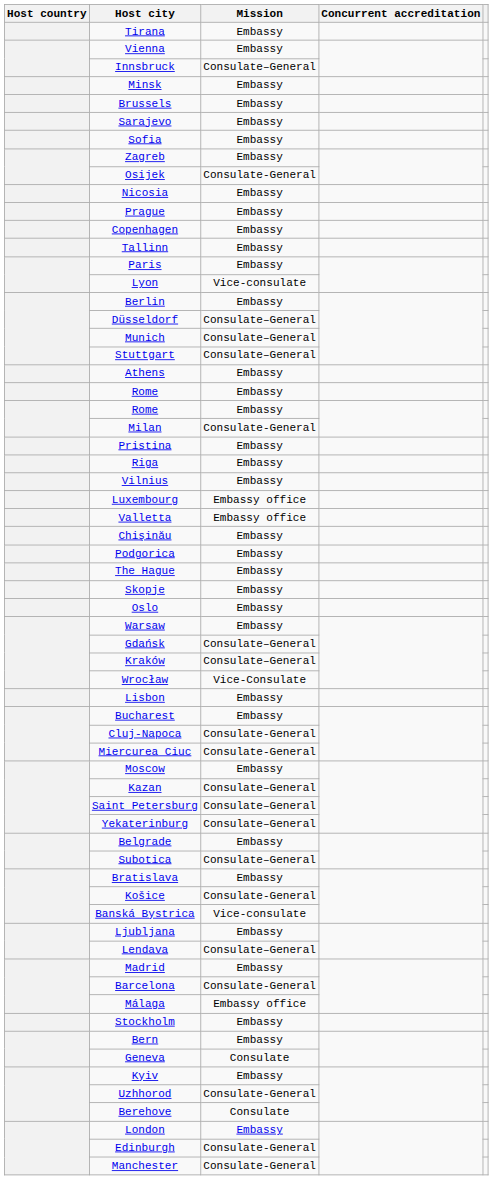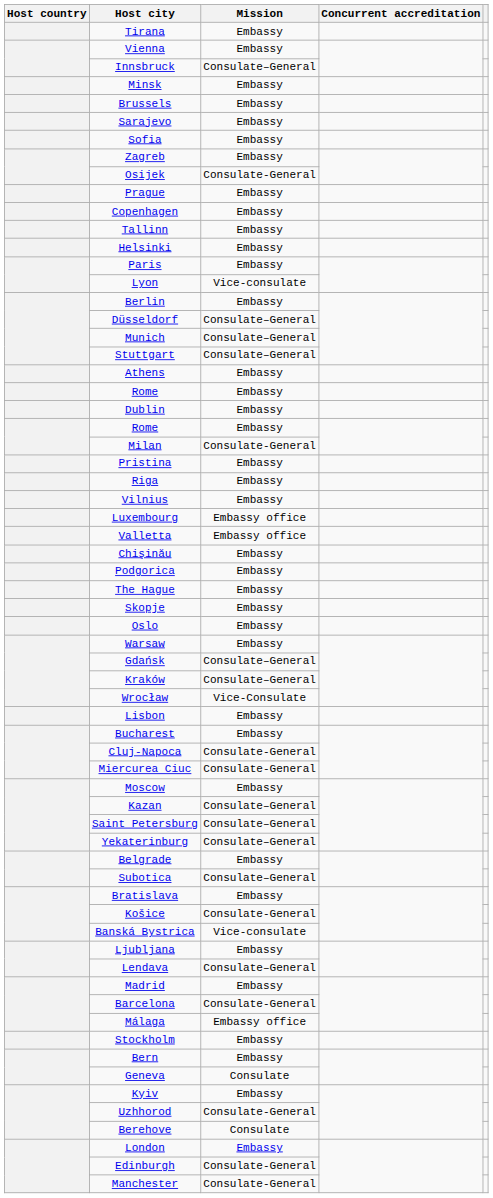- row: (145, 194)
+ row: (145, 248)
+ row: (145, 410)
